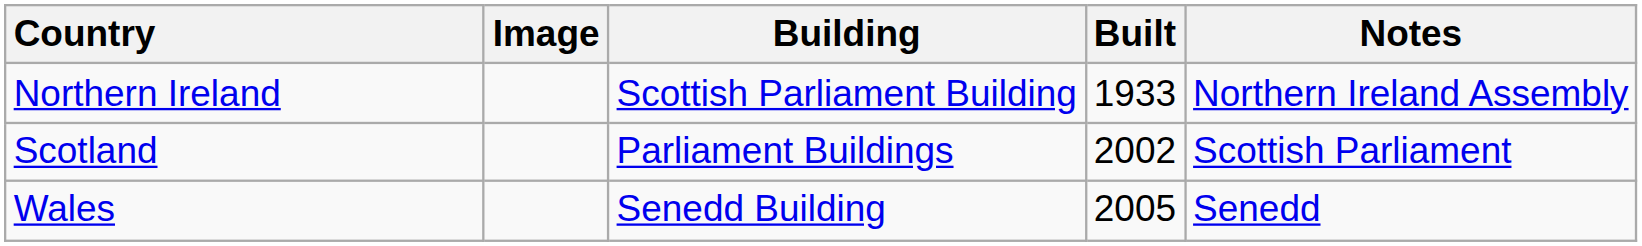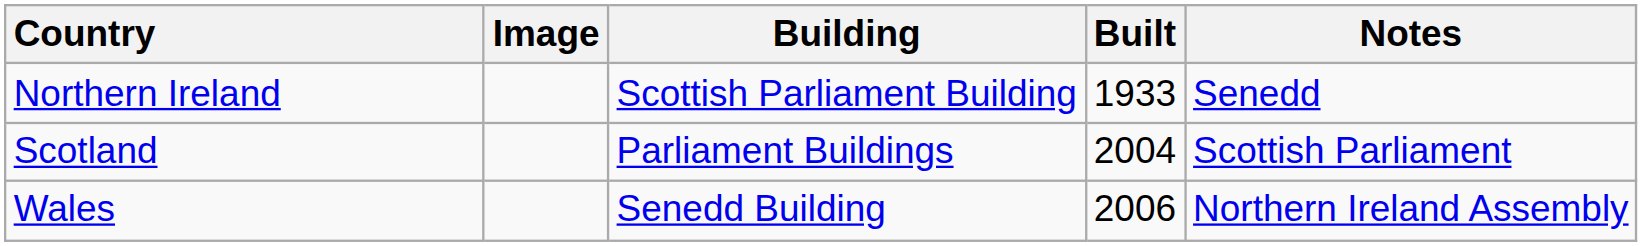(1411, 92) Northern Ireland Assembly -> (1257, 92) Senedd
(1135, 151) 2002 -> (1135, 151) 2004
(1135, 209) 2005 -> (1135, 209) 2006
(1257, 209) Senedd -> (1411, 209) Northern Ireland Assembly
